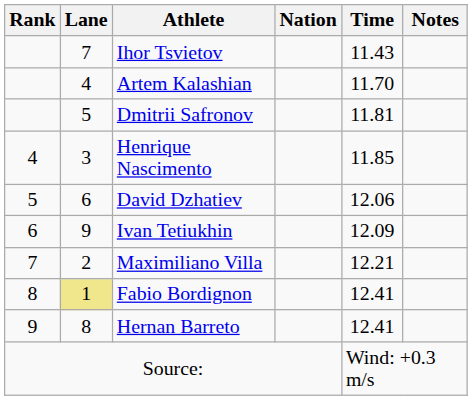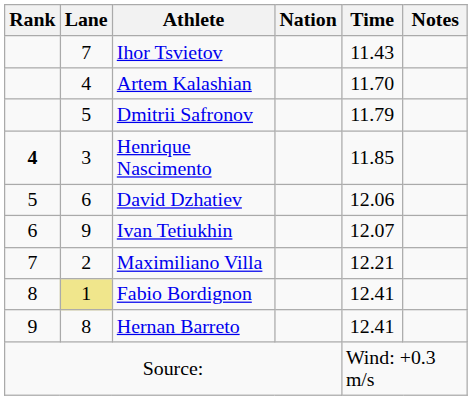(372, 114) 11.81 -> (372, 114) 11.79
(32, 157) normal -> (32, 157) bold
(372, 231) 12.09 -> (372, 231) 12.07
